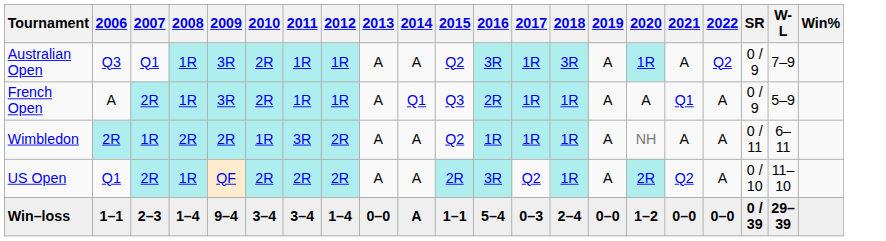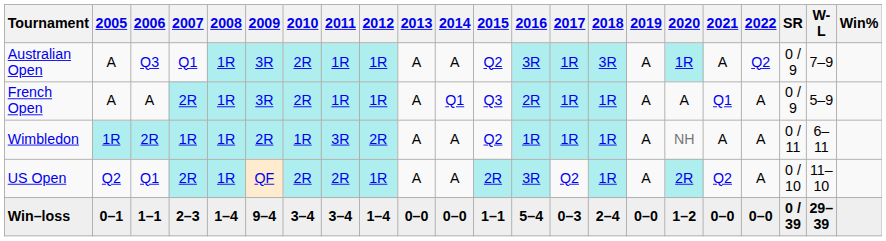+ column: (111, 23)
(188, 139) 2R -> (226, 139) 1R
(340, 178) 2R -> (378, 178) 1R
(417, 216) A -> (455, 216) 0–0
